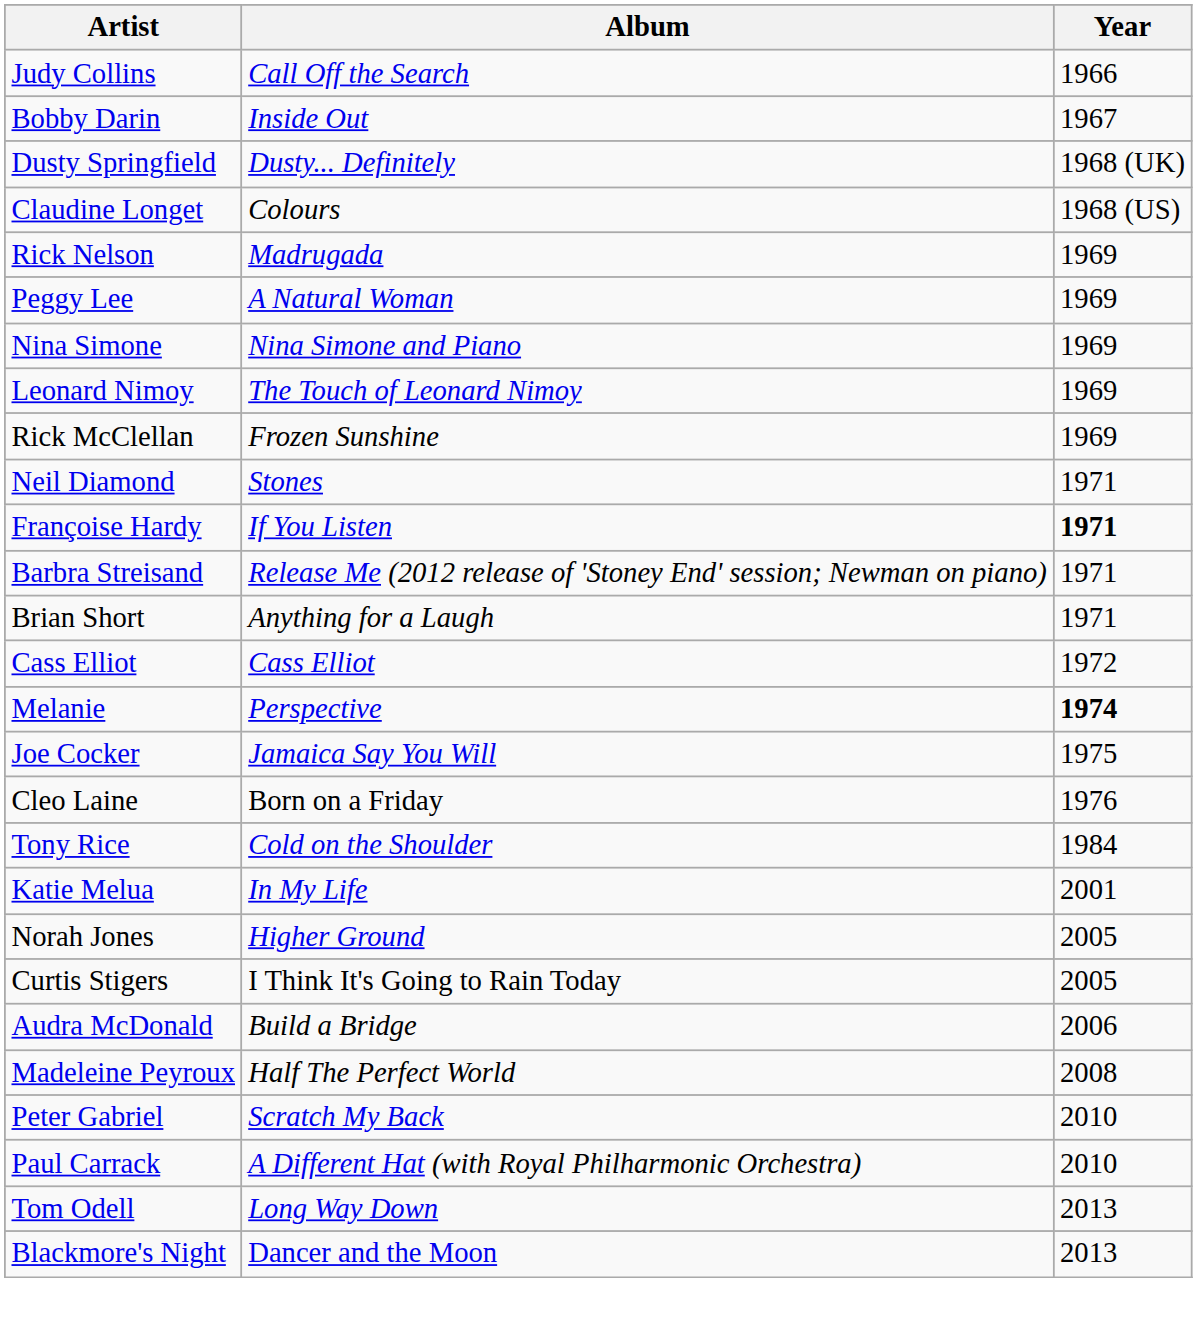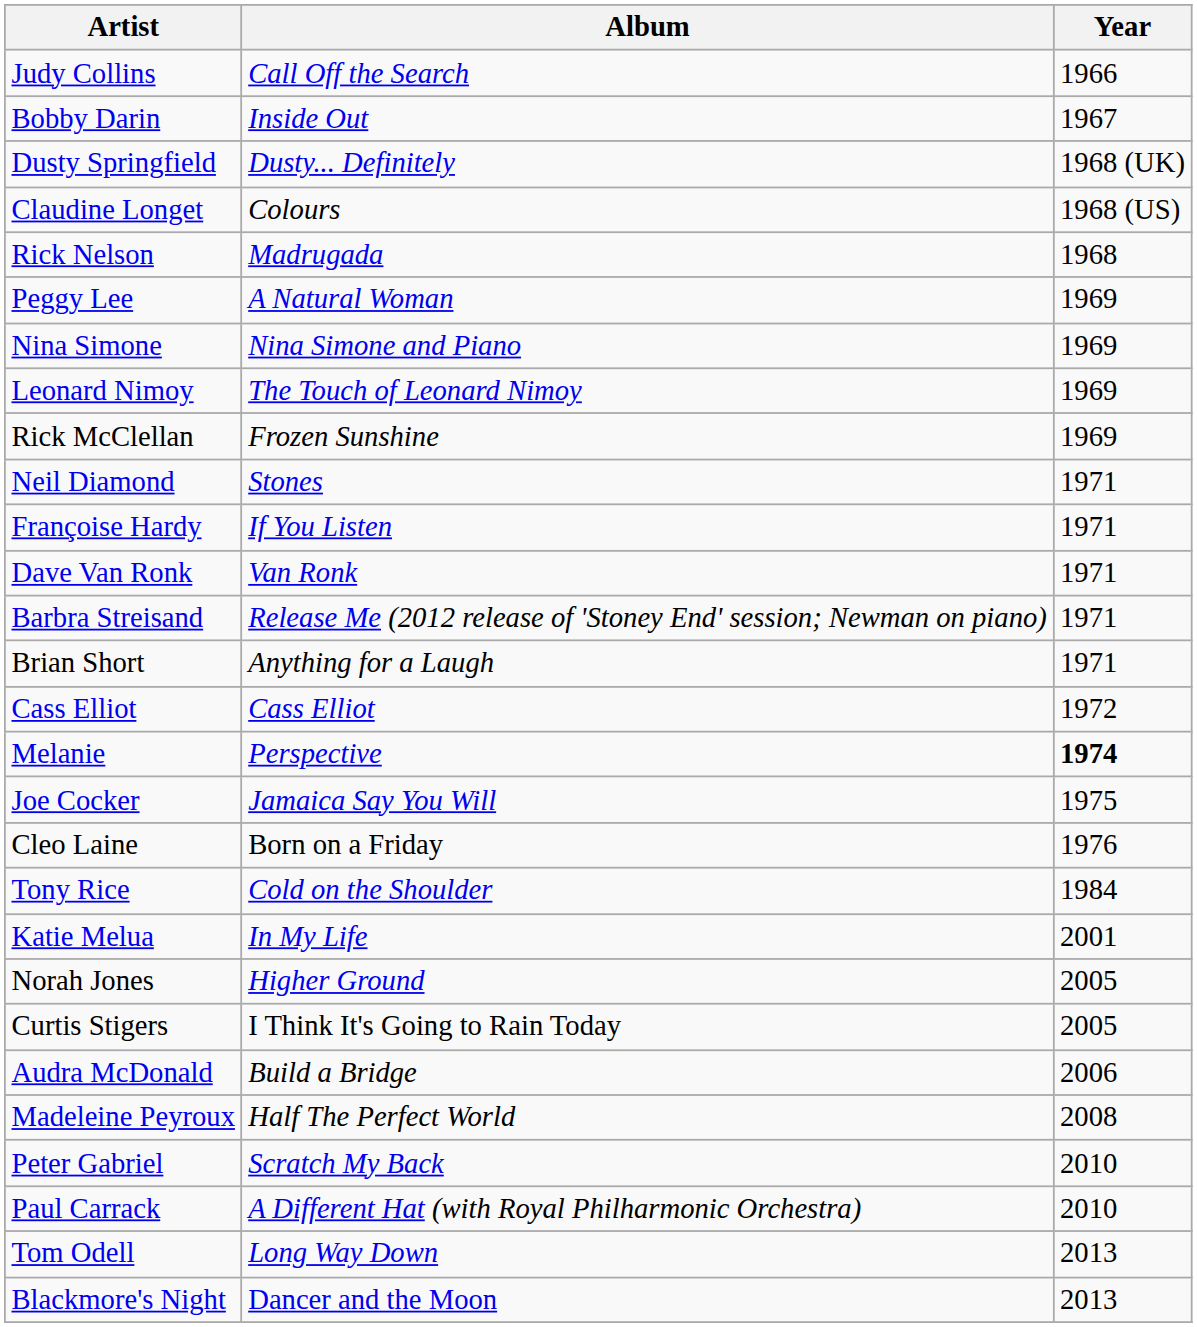(1089, 254) 1969 -> (1089, 254) 1968
(1089, 526) bold -> (1089, 526) normal
+ row: (102, 572)
